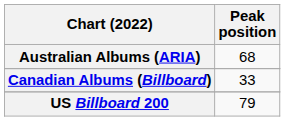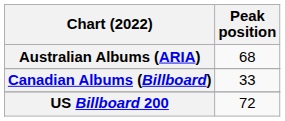(247, 103) 79 -> (247, 103) 72
